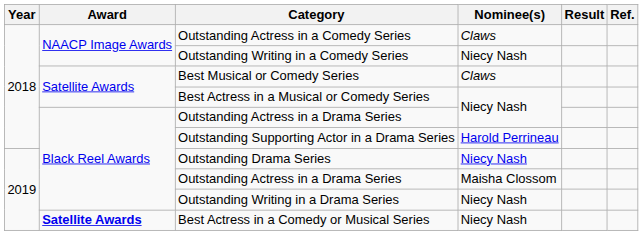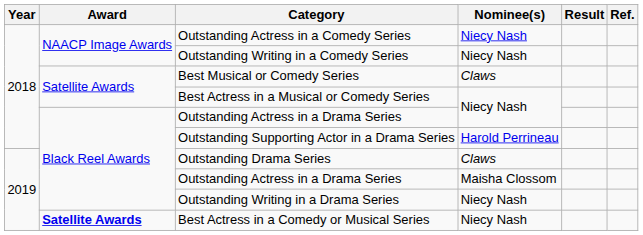(478, 35) Claws -> (494, 35) Niecy Nash
(494, 158) Niecy Nash -> (478, 158) Claws
